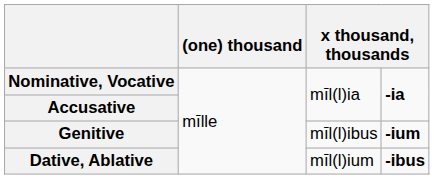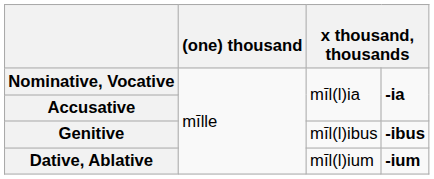(403, 134) -ium -> (405, 134) -ibus
(405, 160) -ibus -> (403, 160) -ium
